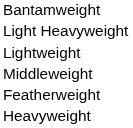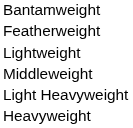rows swapped: (52, 95) <-> (66, 31)
